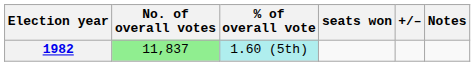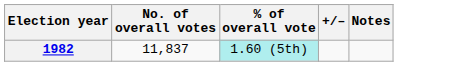- column: (357, 23)
(166, 51) lightgreen background -> (166, 51) no background
